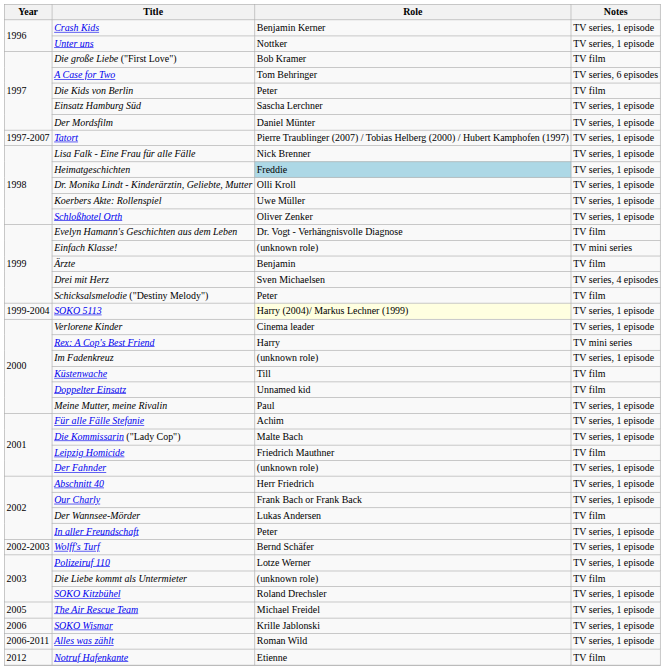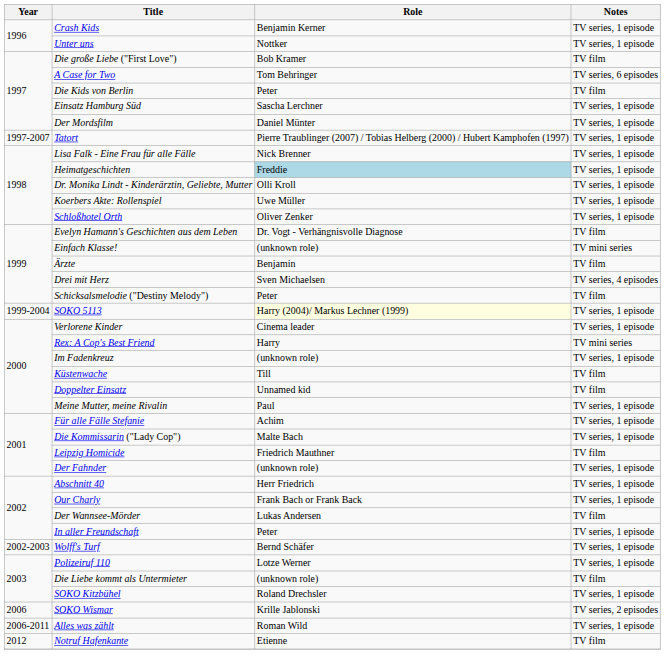- row: (96, 610)
(614, 625) TV series, 1 episode -> (616, 610) TV series, 2 episodes
